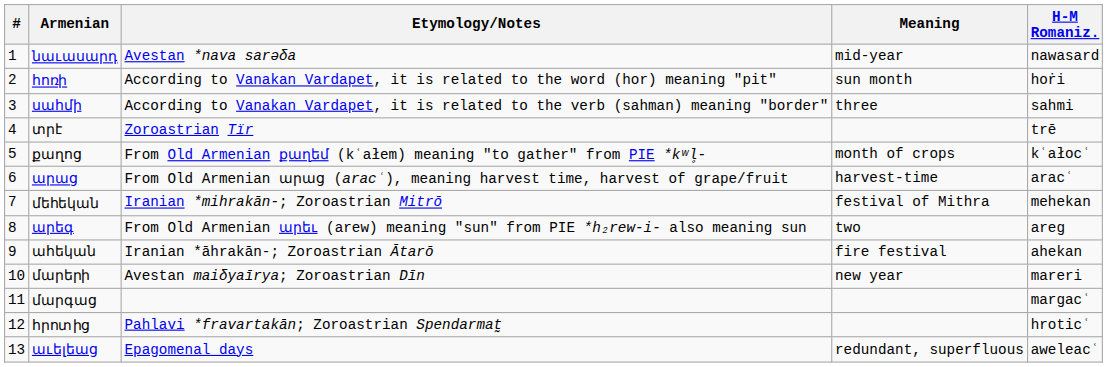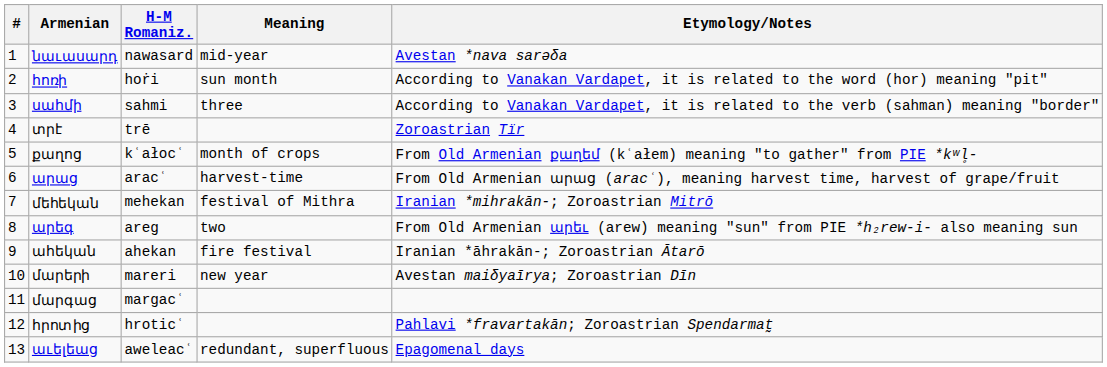columns swapped: (1065, 24) <-> (476, 24)
